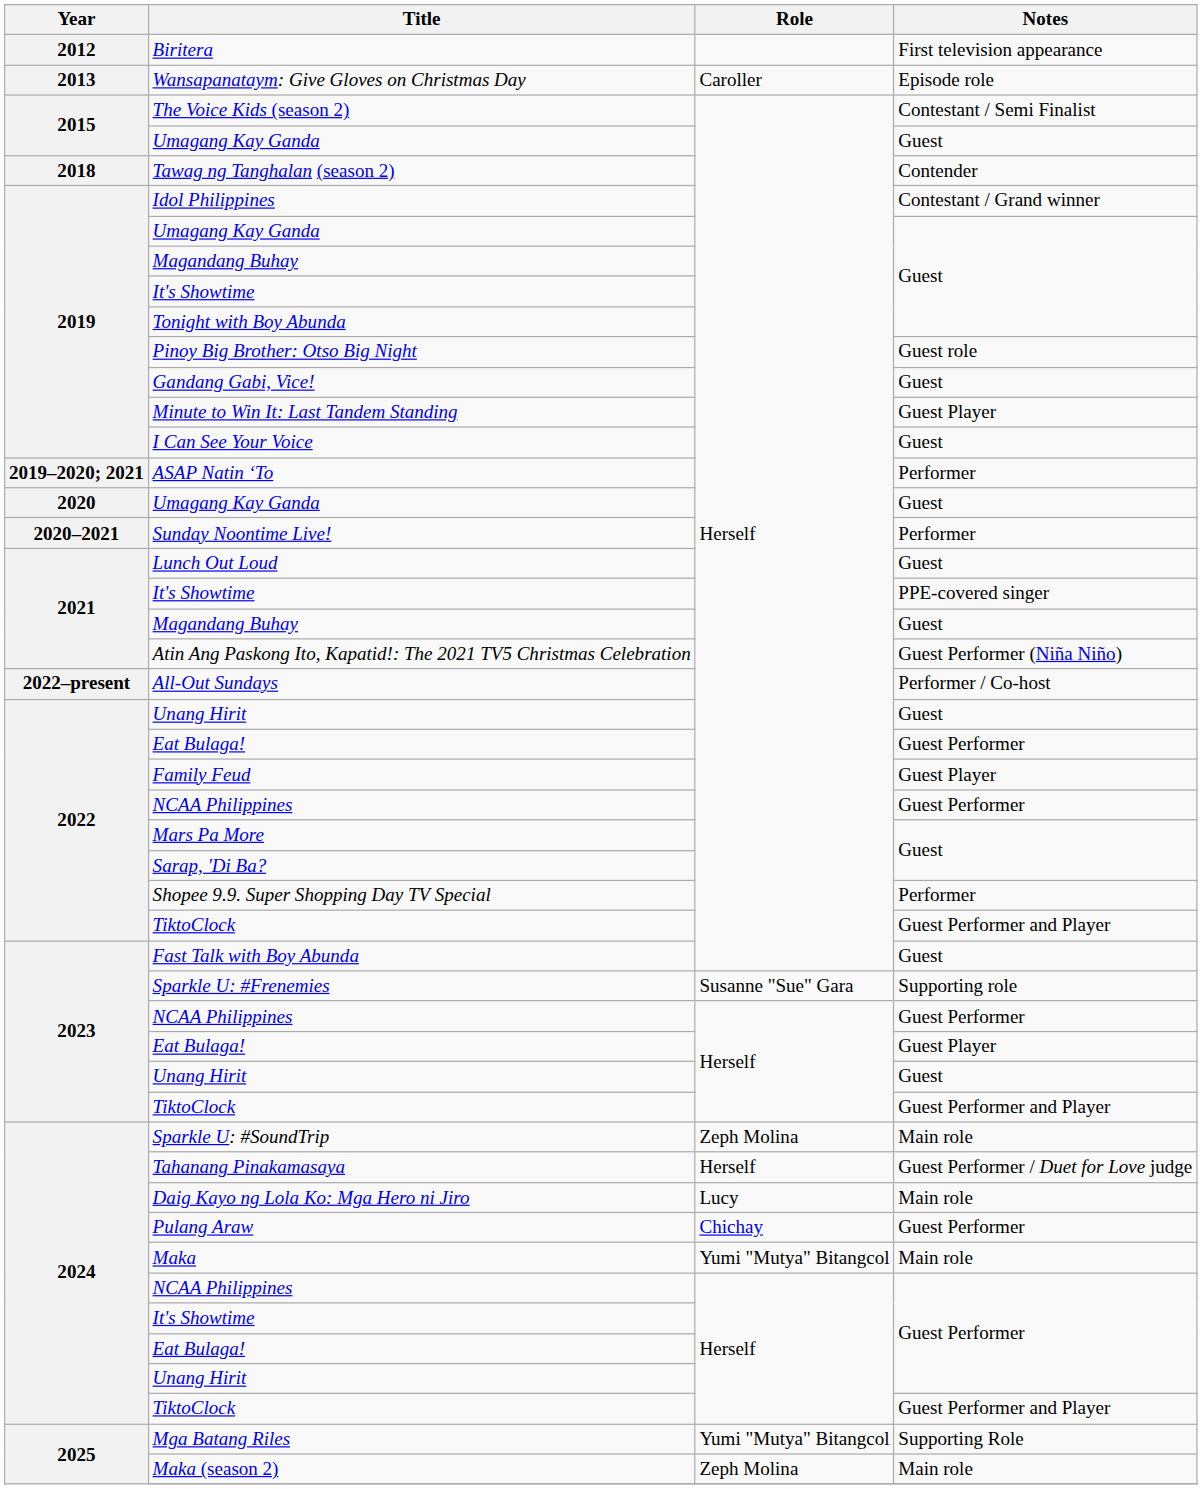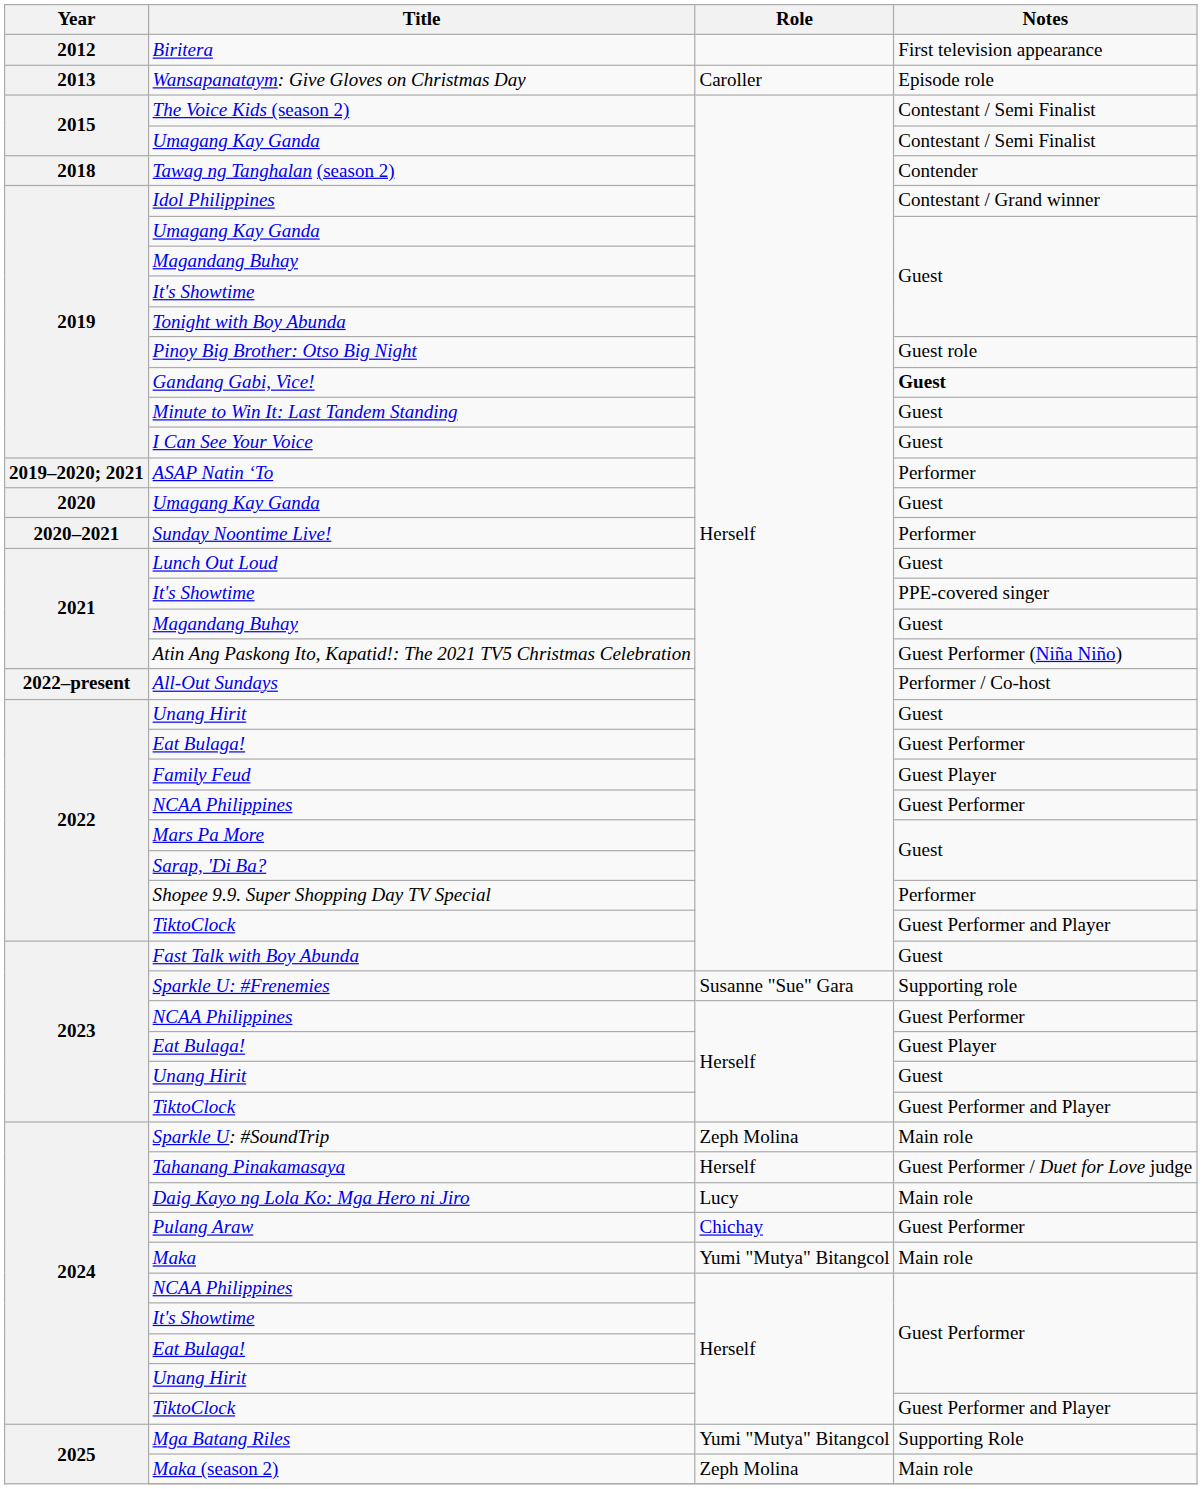(921, 140) Guest -> (997, 140) Contestant / Semi Finalist
(921, 381) normal -> (922, 381) bold
(947, 412) Guest Player -> (921, 412) Guest
